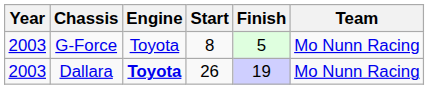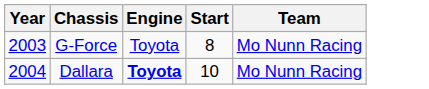- column: (261, 18)
(27, 72) 2003 -> (27, 72) 2004
(210, 72) 26 -> (210, 72) 10
